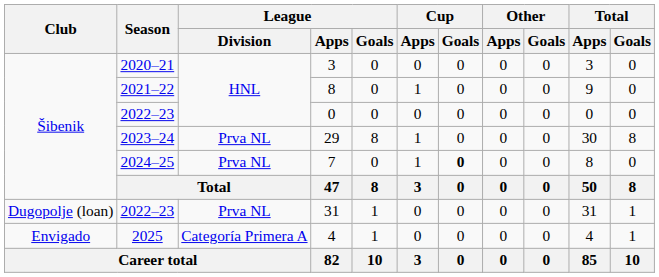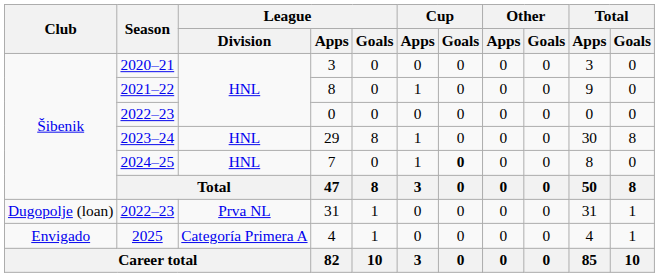(244, 138) Prva NL -> (244, 138) HNL
(244, 162) Prva NL -> (244, 162) HNL
